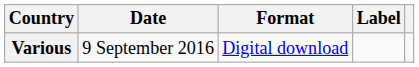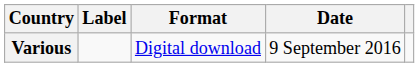columns swapped: (148, 18) <-> (379, 18)
